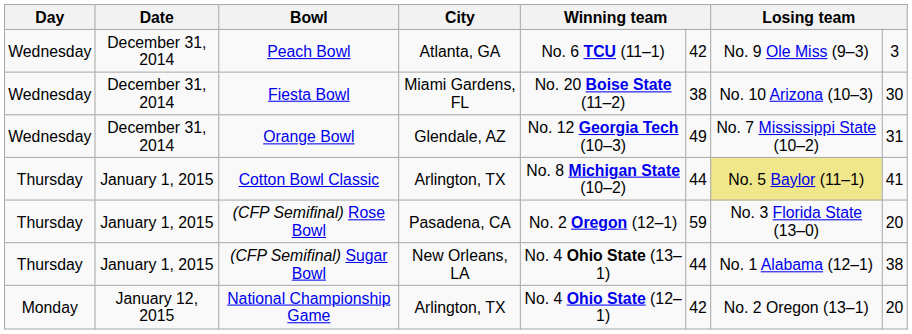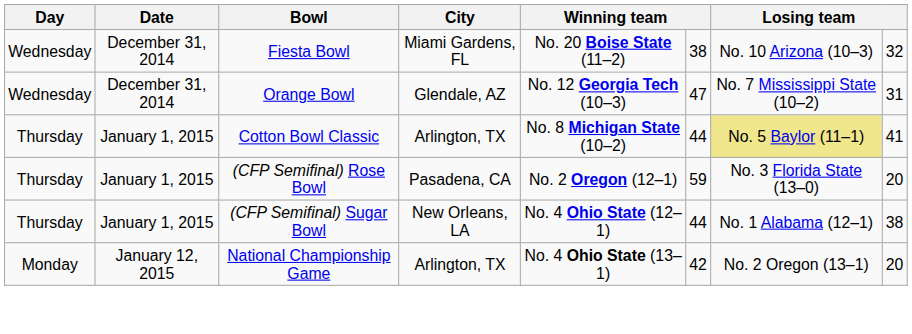- row: (309, 51)
(895, 94) 30 -> (895, 51) 32
(698, 136) 49 -> (698, 94) 47
(603, 265) No. 4 Ohio State (13–1) -> (603, 222) No. 4 Ohio State (12–1)
(603, 307) No. 4 Ohio State (12–1) -> (603, 265) No. 4 Ohio State (13–1)
